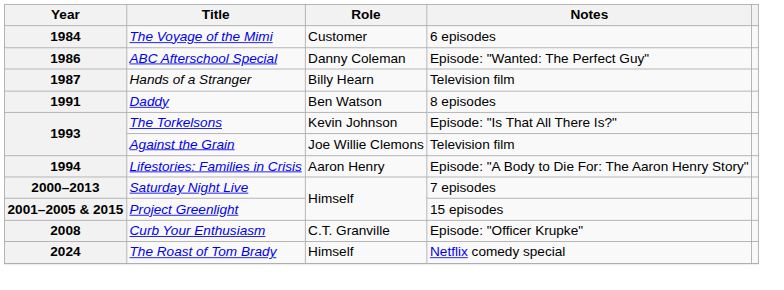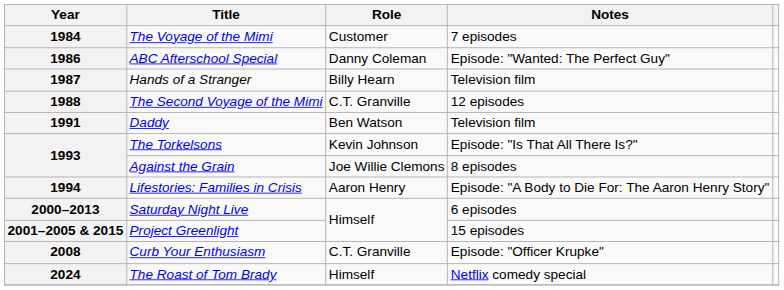(463, 36) 6 episodes -> (484, 36) 7 episodes
+ row: (65, 101)
(463, 101) 8 episodes -> (493, 123) Television film
(472, 144) Television film -> (484, 166) 8 episodes
(463, 187) 7 episodes -> (484, 209) 6 episodes
